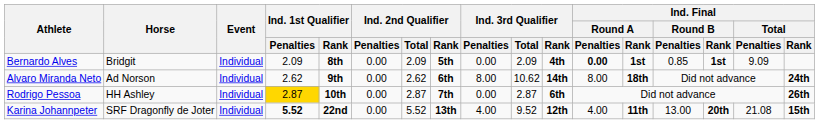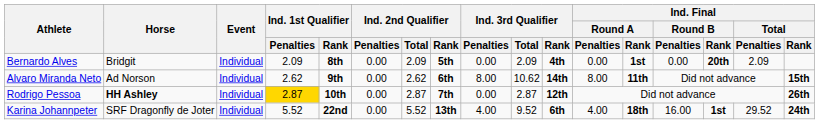(597, 62) bold -> (597, 62) normal
(678, 62) 0.85 -> (678, 62) 0.00
(718, 62) 1st -> (718, 62) 20th
(759, 62) 9.09 -> (759, 62) 2.09
(638, 78) 18th -> (638, 78) 11th
(799, 78) 24th -> (799, 78) 15th
(130, 95) normal -> (132, 95) bold
(557, 95) 6th -> (557, 95) 12th
(292, 111) bold -> (292, 111) normal
(557, 111) 12th -> (557, 111) 6th
(638, 111) 11th -> (638, 111) 18th
(678, 111) 13.00 -> (678, 111) 16.00
(718, 111) 20th -> (718, 111) 1st
(759, 111) 21.08 -> (759, 111) 29.52
(799, 111) 15th -> (799, 111) 24th
